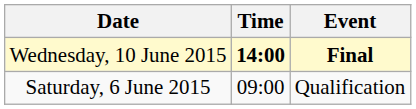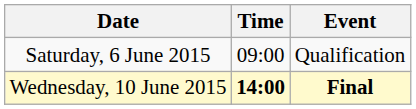rows swapped: (118, 87) <-> (118, 54)
